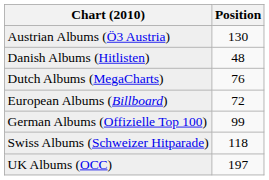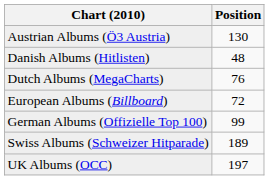(238, 143) 118 -> (238, 143) 189
